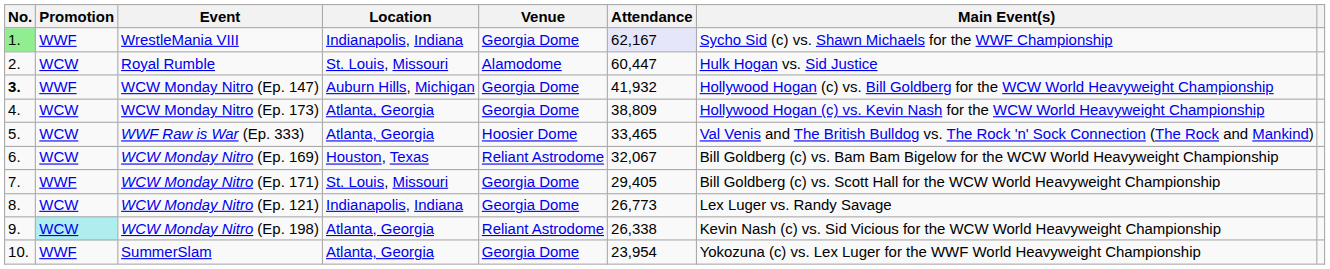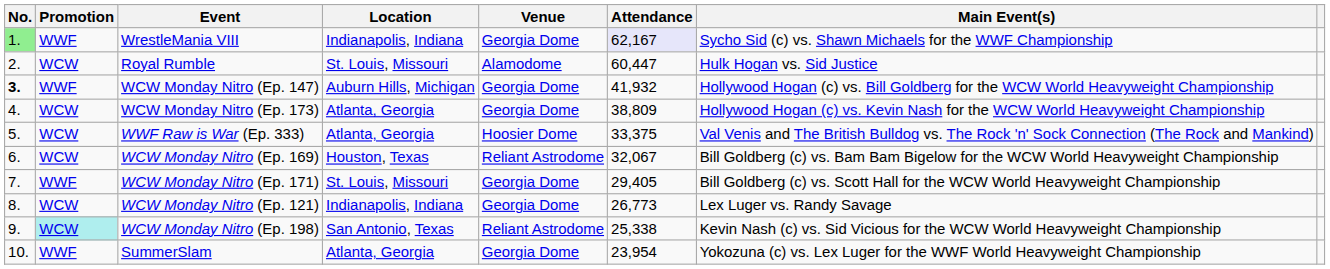(634, 134) 33,465 -> (634, 134) 33,375
(380, 228) Atlanta, Georgia -> (390, 228) San Antonio, Texas
(634, 228) 26,338 -> (634, 228) 25,338
